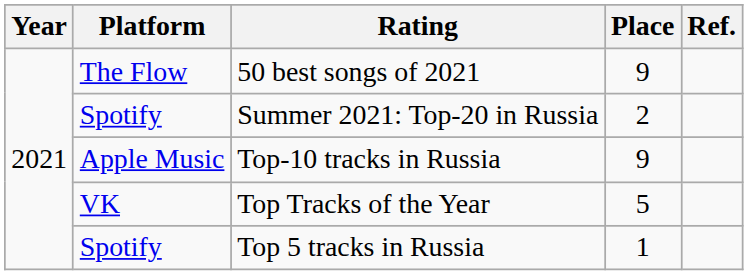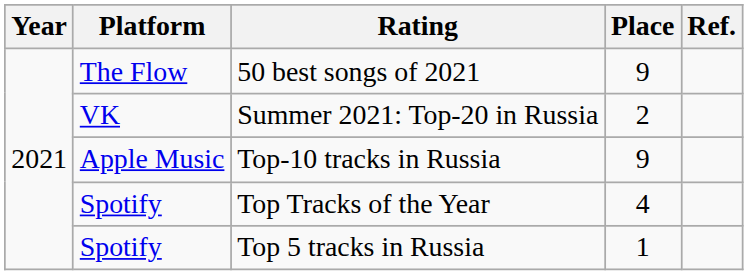(121, 114) Spotify -> (100, 114) VK
(100, 203) VK -> (121, 203) Spotify
(643, 203) 5 -> (643, 203) 4
